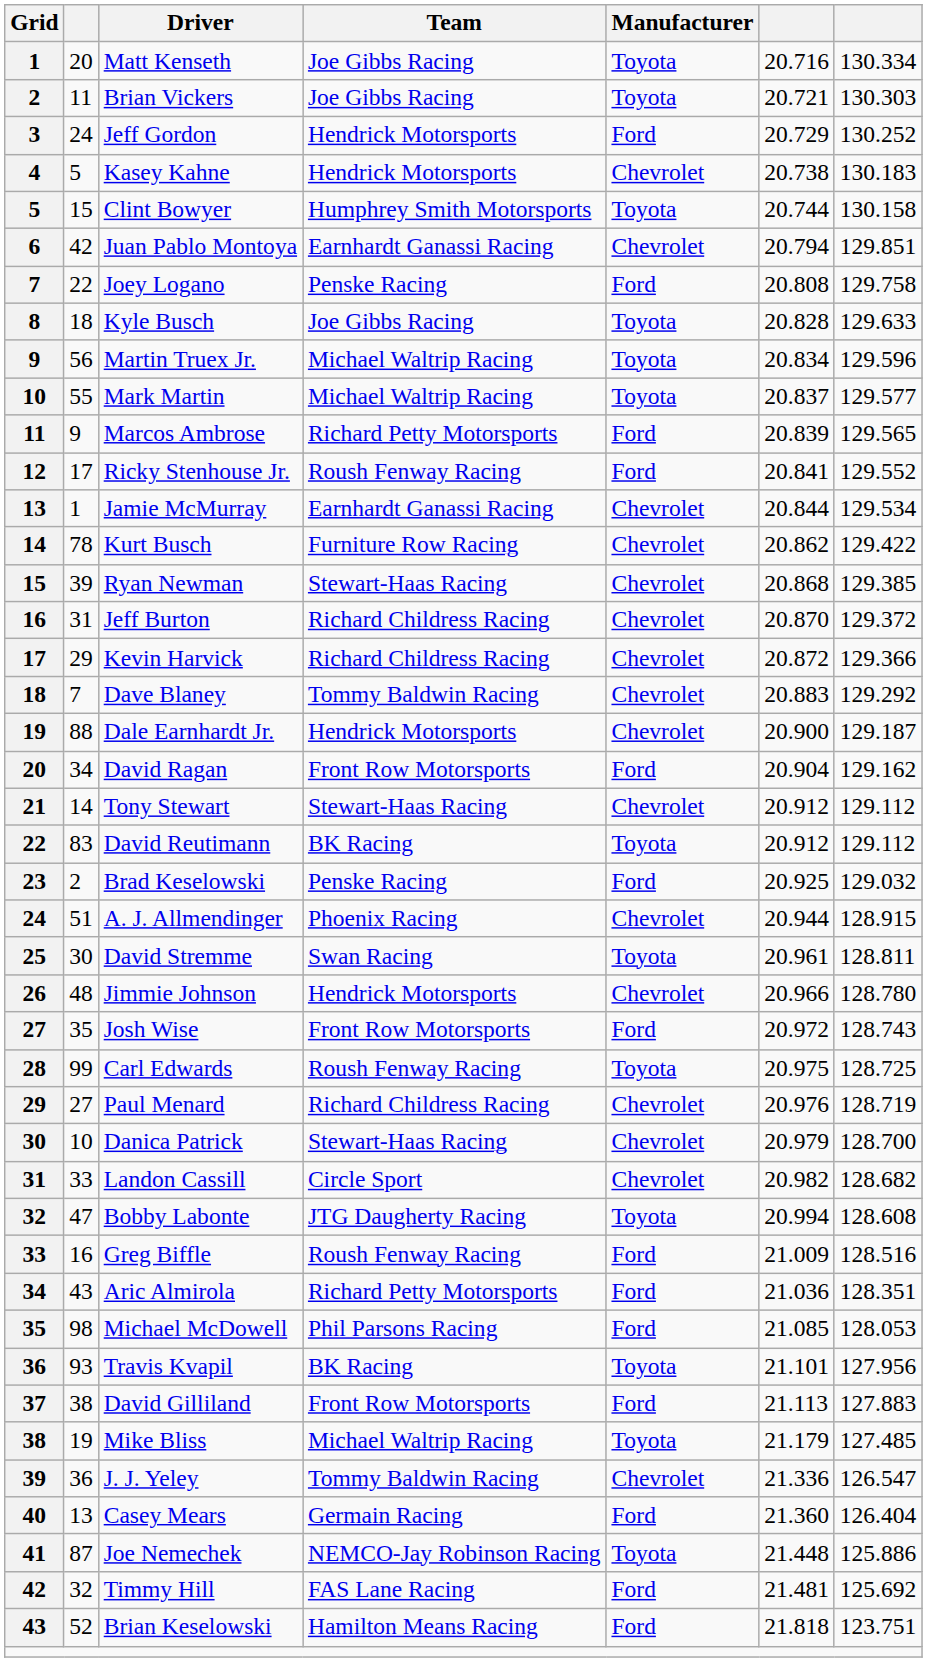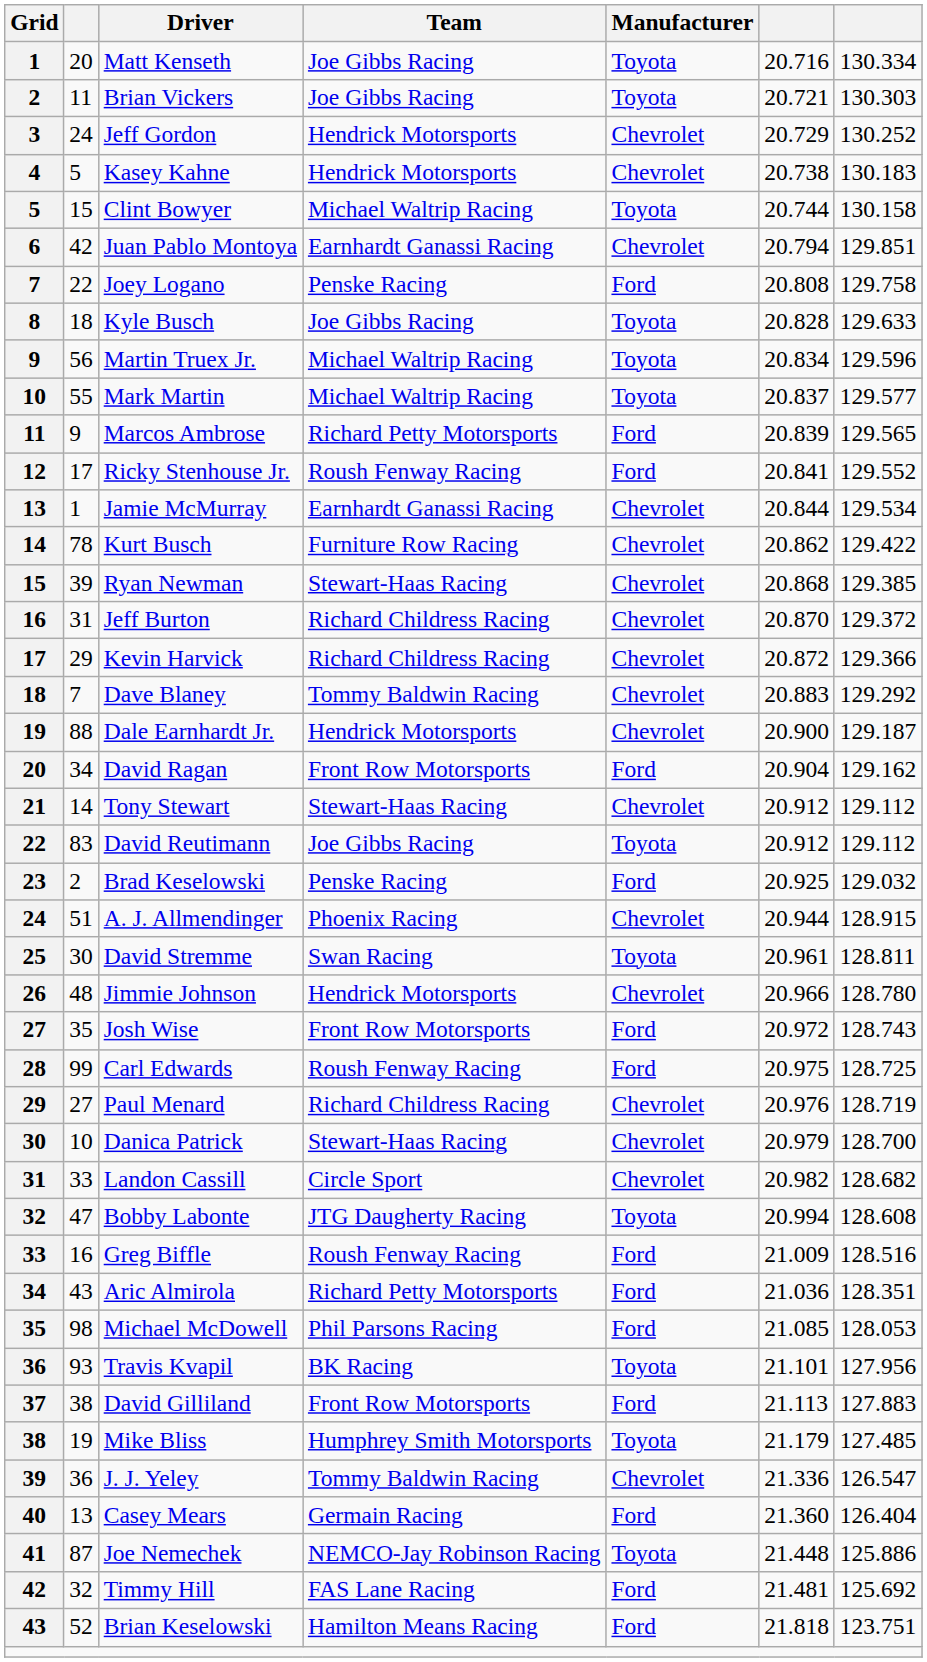(634, 135) Ford -> (658, 135) Chevrolet
(450, 209) Humphrey Smith Motorsports -> (420, 209) Michael Waltrip Racing
(361, 843) BK Racing -> (391, 843) Joe Gibbs Racing
(644, 1067) Toyota -> (634, 1067) Ford
(420, 1440) Michael Waltrip Racing -> (450, 1440) Humphrey Smith Motorsports
